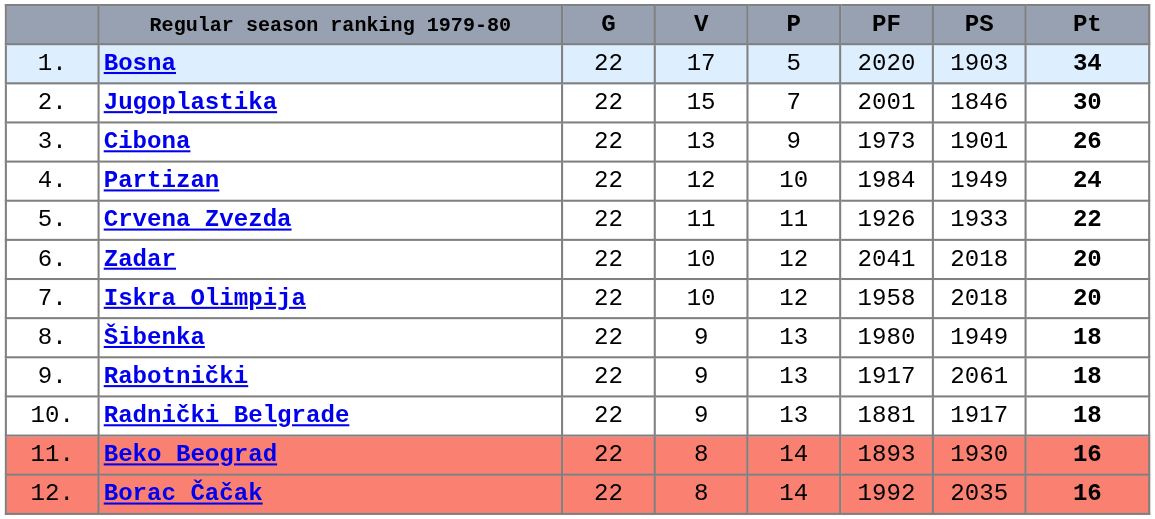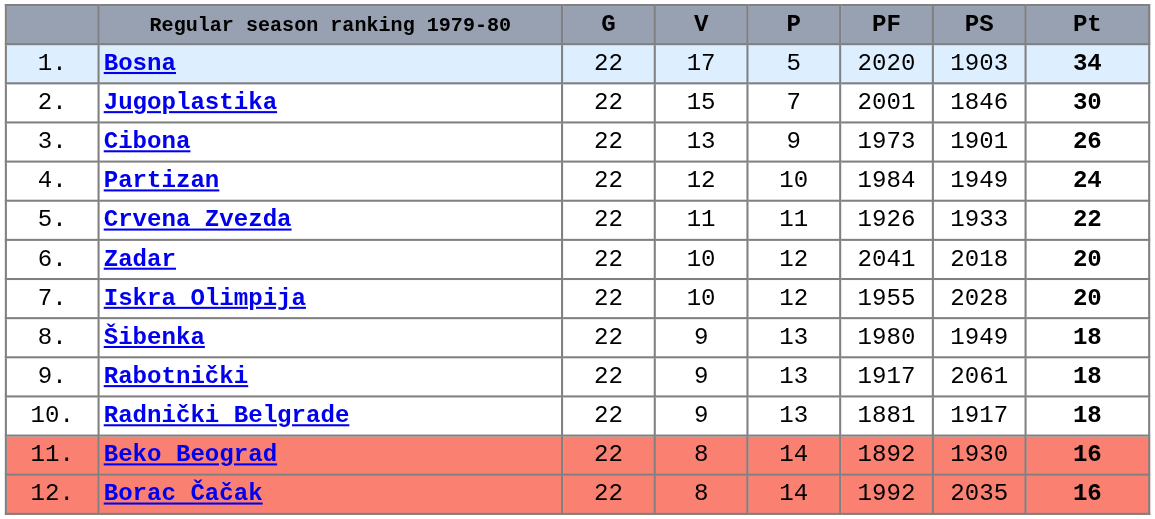(887, 299) 1958 -> (887, 299) 1955
(979, 299) 2018 -> (979, 299) 2028
(887, 455) 1893 -> (887, 455) 1892
